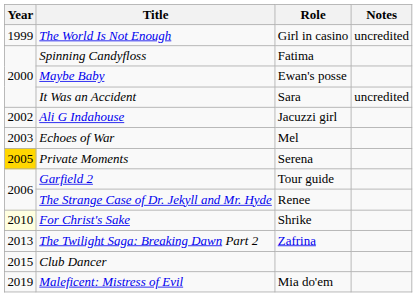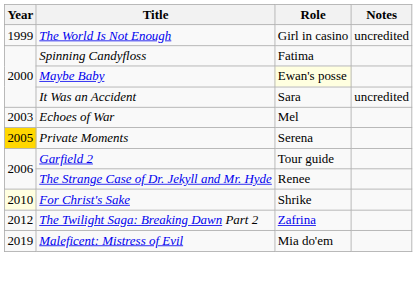(312, 76) no background -> (312, 76) lightyellow background
- row: (82, 117)
(20, 240) 2013 -> (20, 220) 2012
- row: (73, 261)
